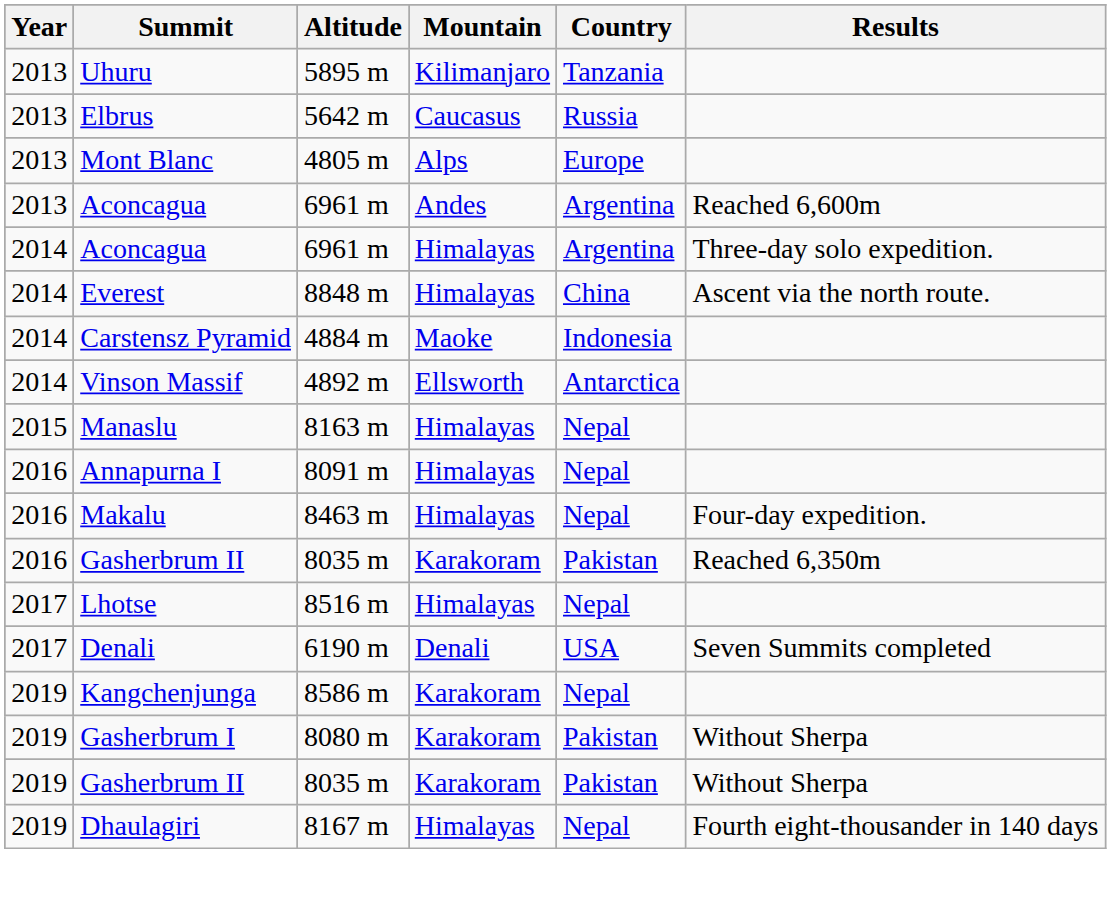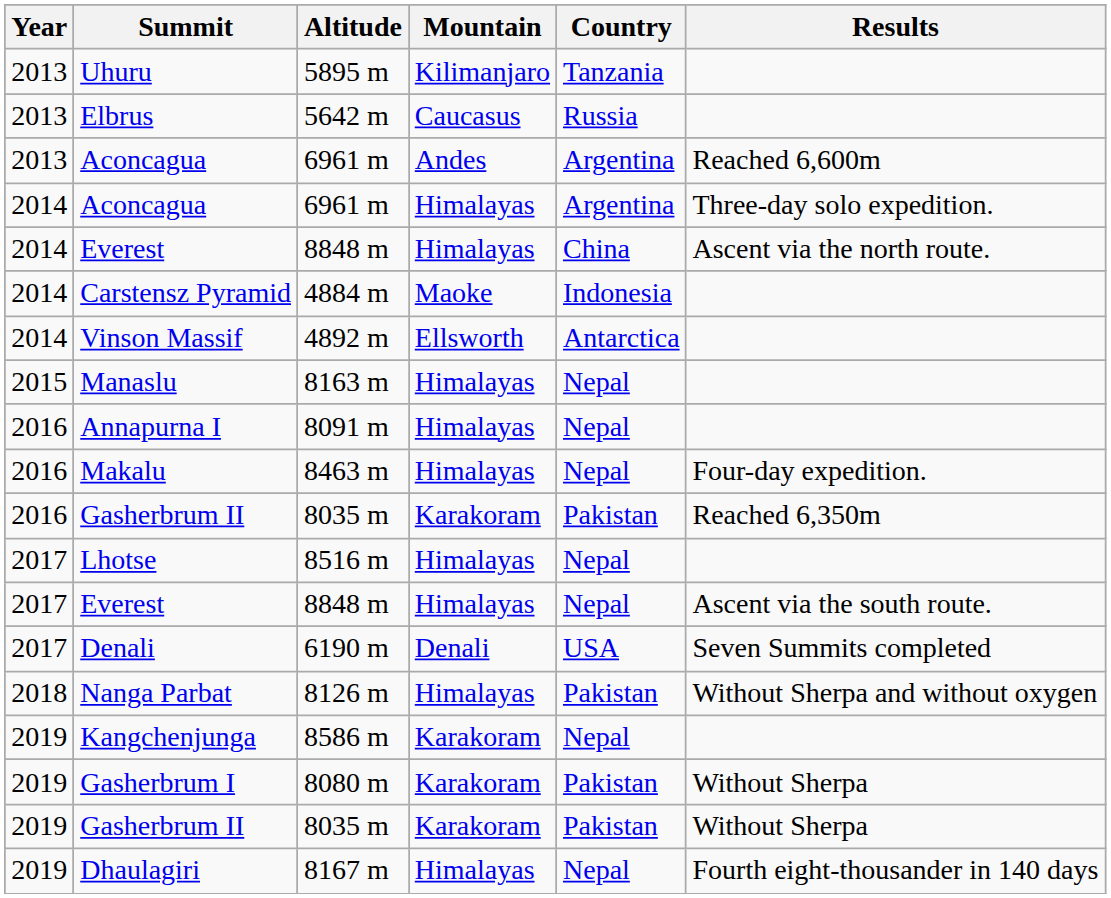- row: (39, 159)
+ row: (39, 603)
+ row: (39, 692)
